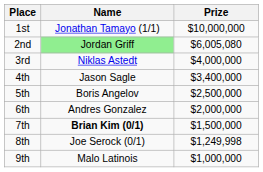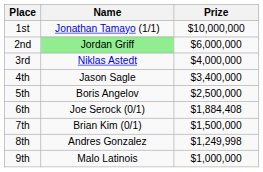(216, 45) $6,005,080 -> (216, 45) $6,000,000
(107, 110) Andres Gonzalez -> (107, 110) Joe Serock (0/1)
(216, 110) $2,000,000 -> (216, 110) $1,884,408
(107, 126) bold -> (107, 126) normal
(107, 142) Joe Serock (0/1) -> (107, 142) Andres Gonzalez
